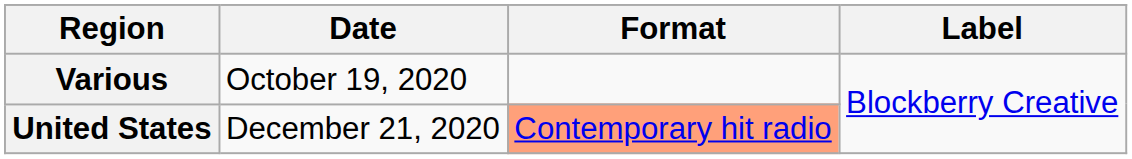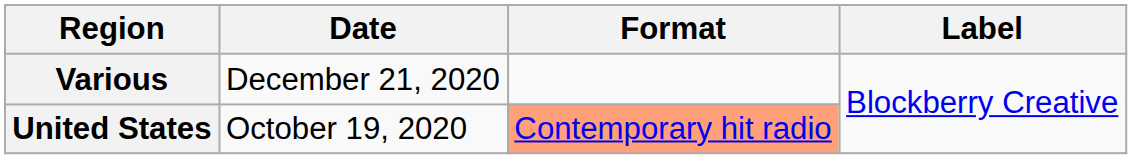(346, 78) October 19, 2020 -> (363, 78) December 21, 2020
(363, 128) December 21, 2020 -> (346, 128) October 19, 2020
